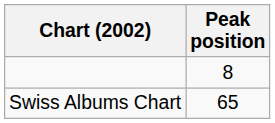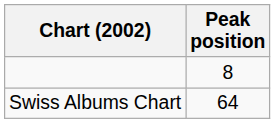(228, 103) 65 -> (228, 103) 64
